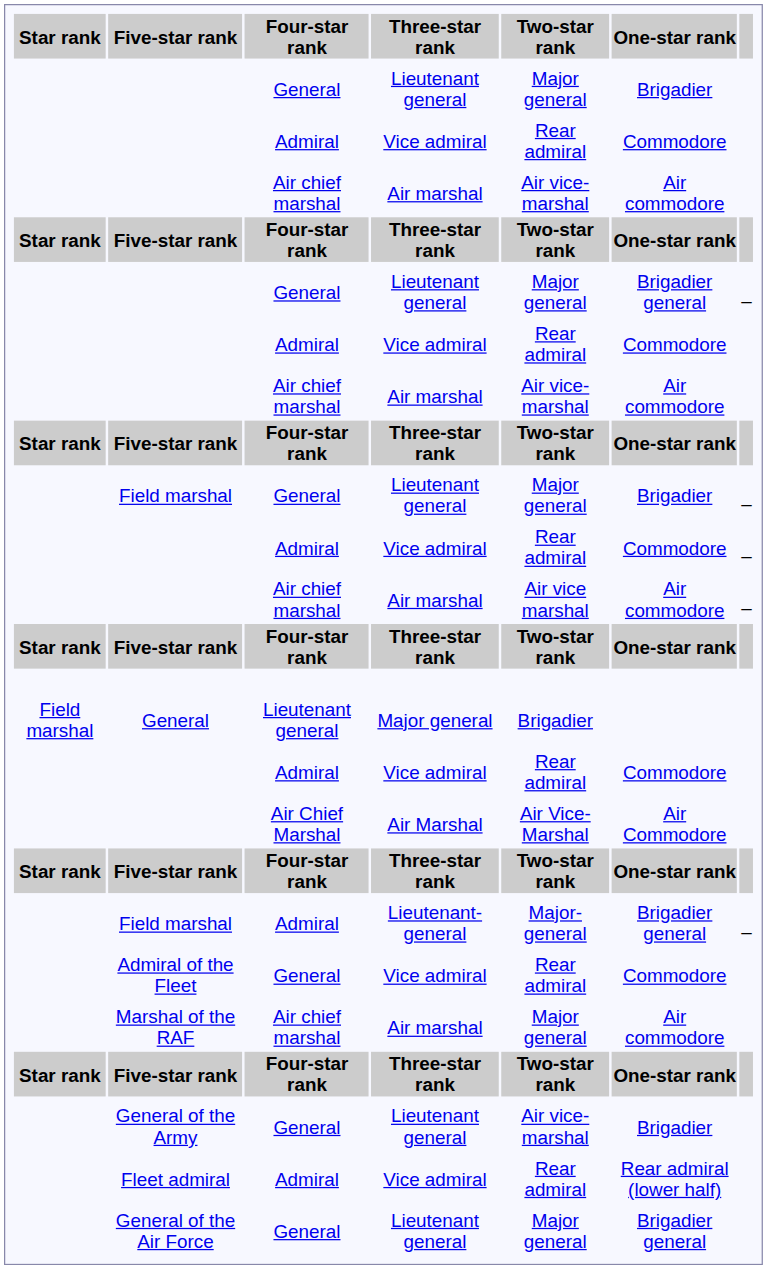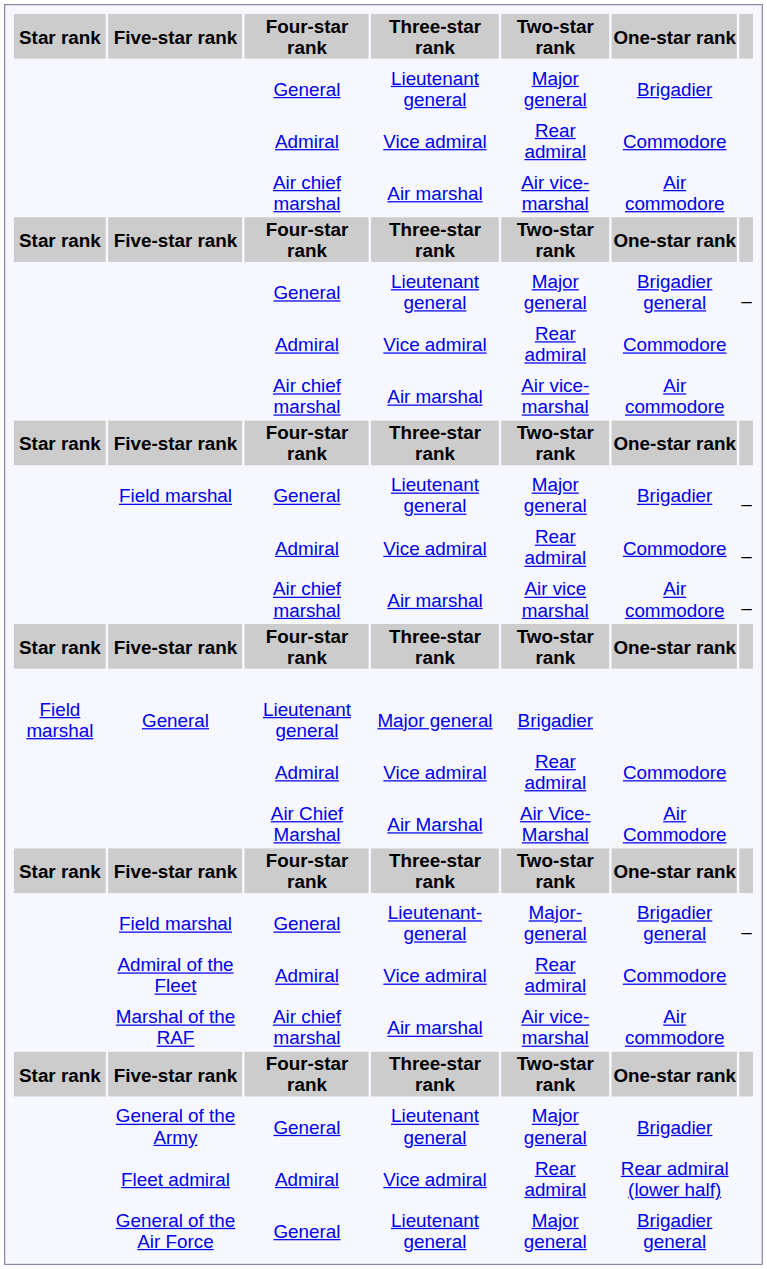(307, 923) Admiral -> (307, 923) General
(307, 975) General -> (307, 975) Admiral
(555, 1027) Major general -> (555, 1027) Air vice-marshal
(555, 1126) Air vice-marshal -> (555, 1126) Major general
